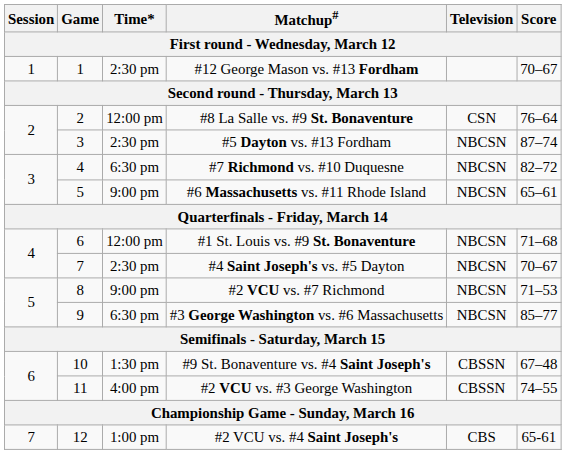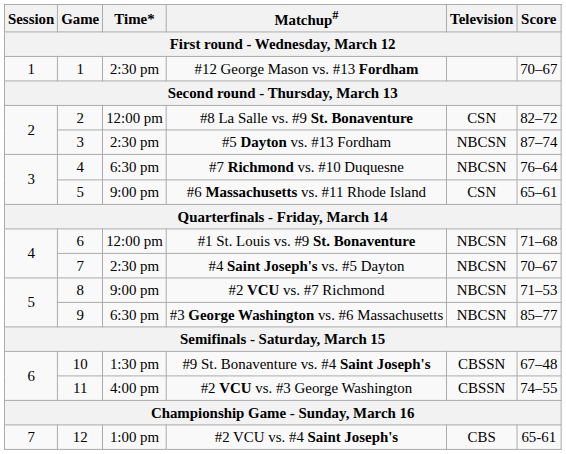(539, 118) 76–64 -> (539, 118) 82–72
(539, 167) 82–72 -> (539, 167) 76–64
(482, 191) NBCSN -> (482, 191) CSN
